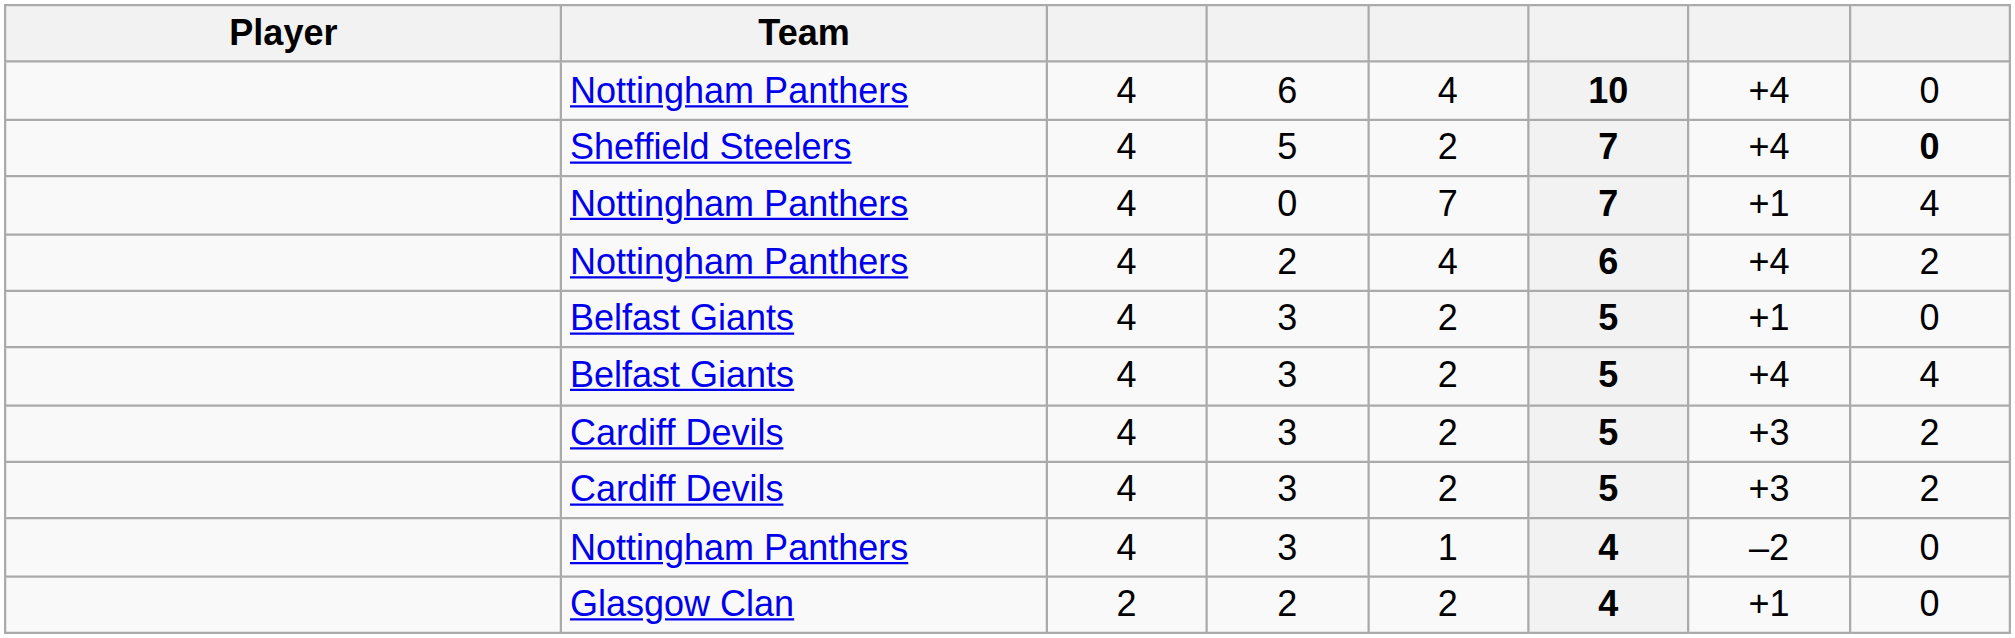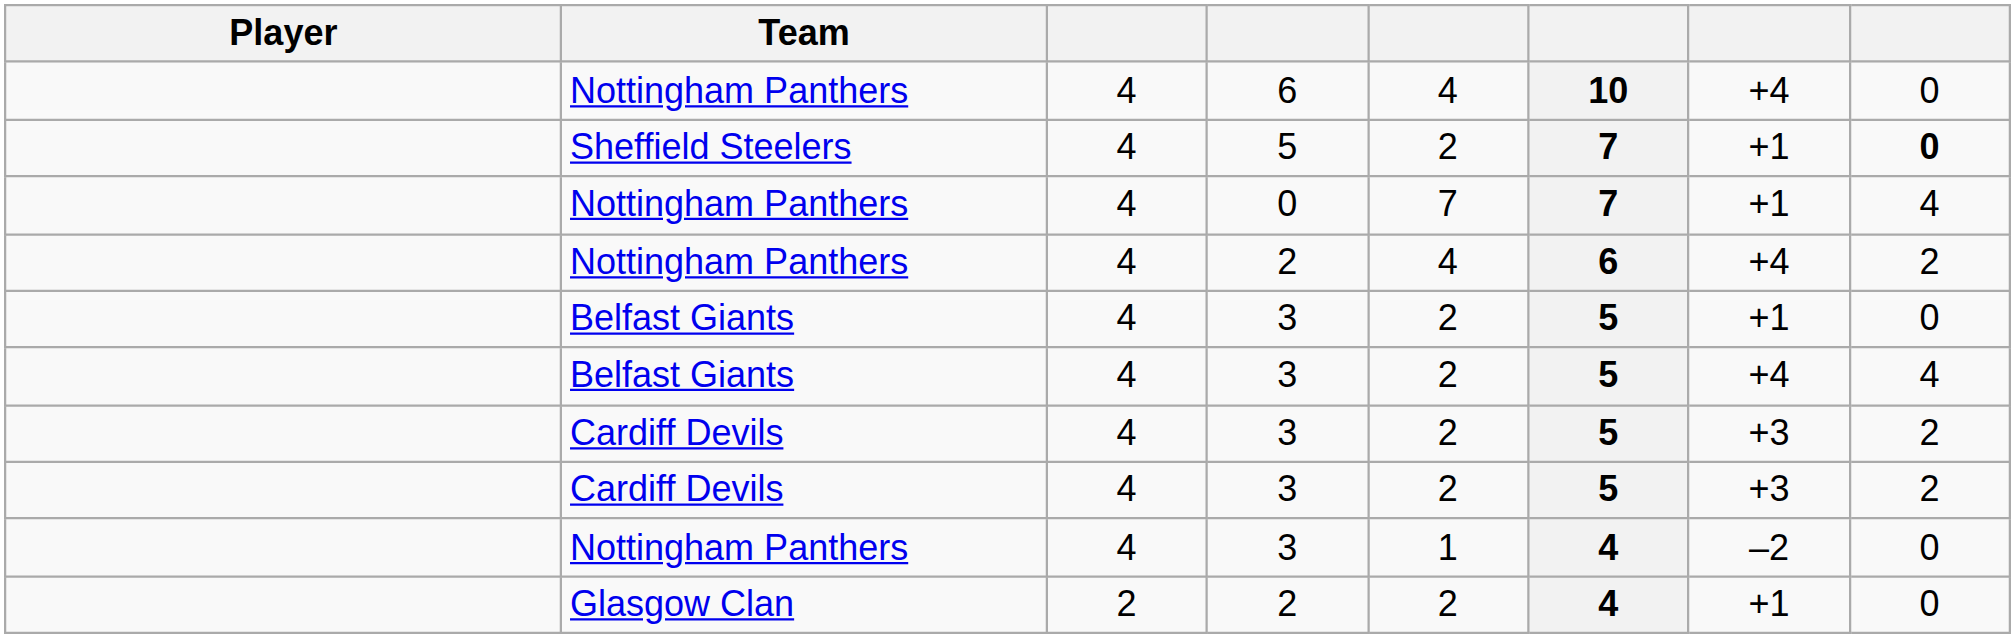(1769, 147) +4 -> (1769, 147) +1
